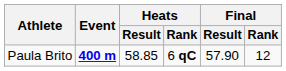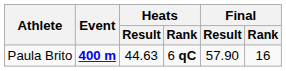(141, 56) 58.85 -> (141, 56) 44.63
(263, 56) 12 -> (263, 56) 16
